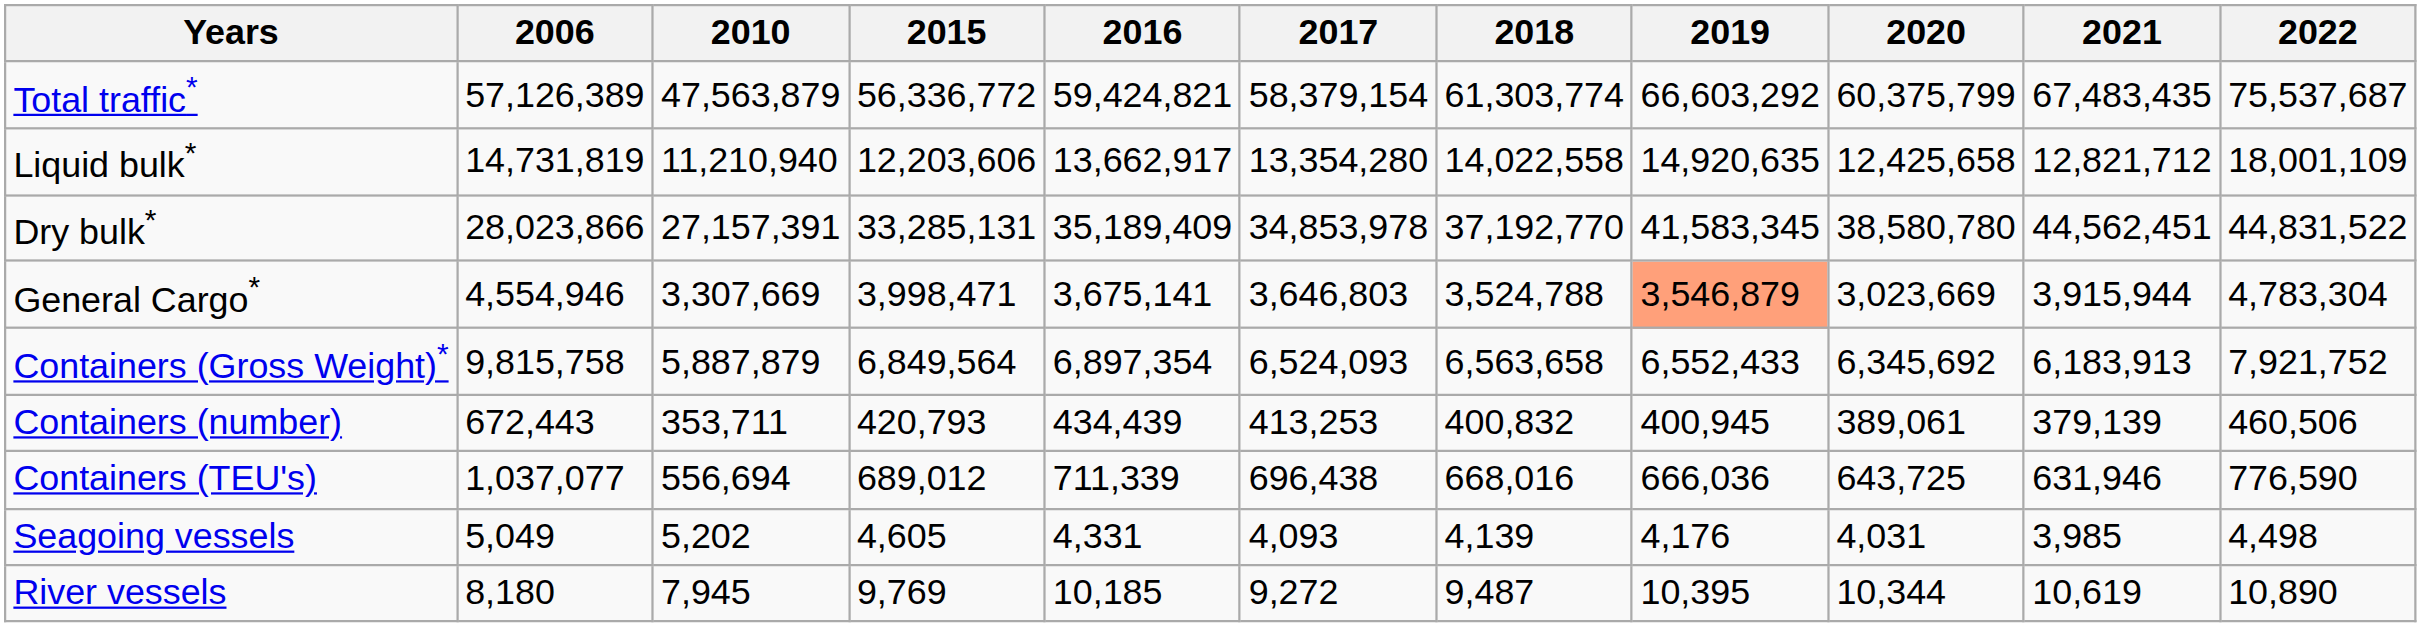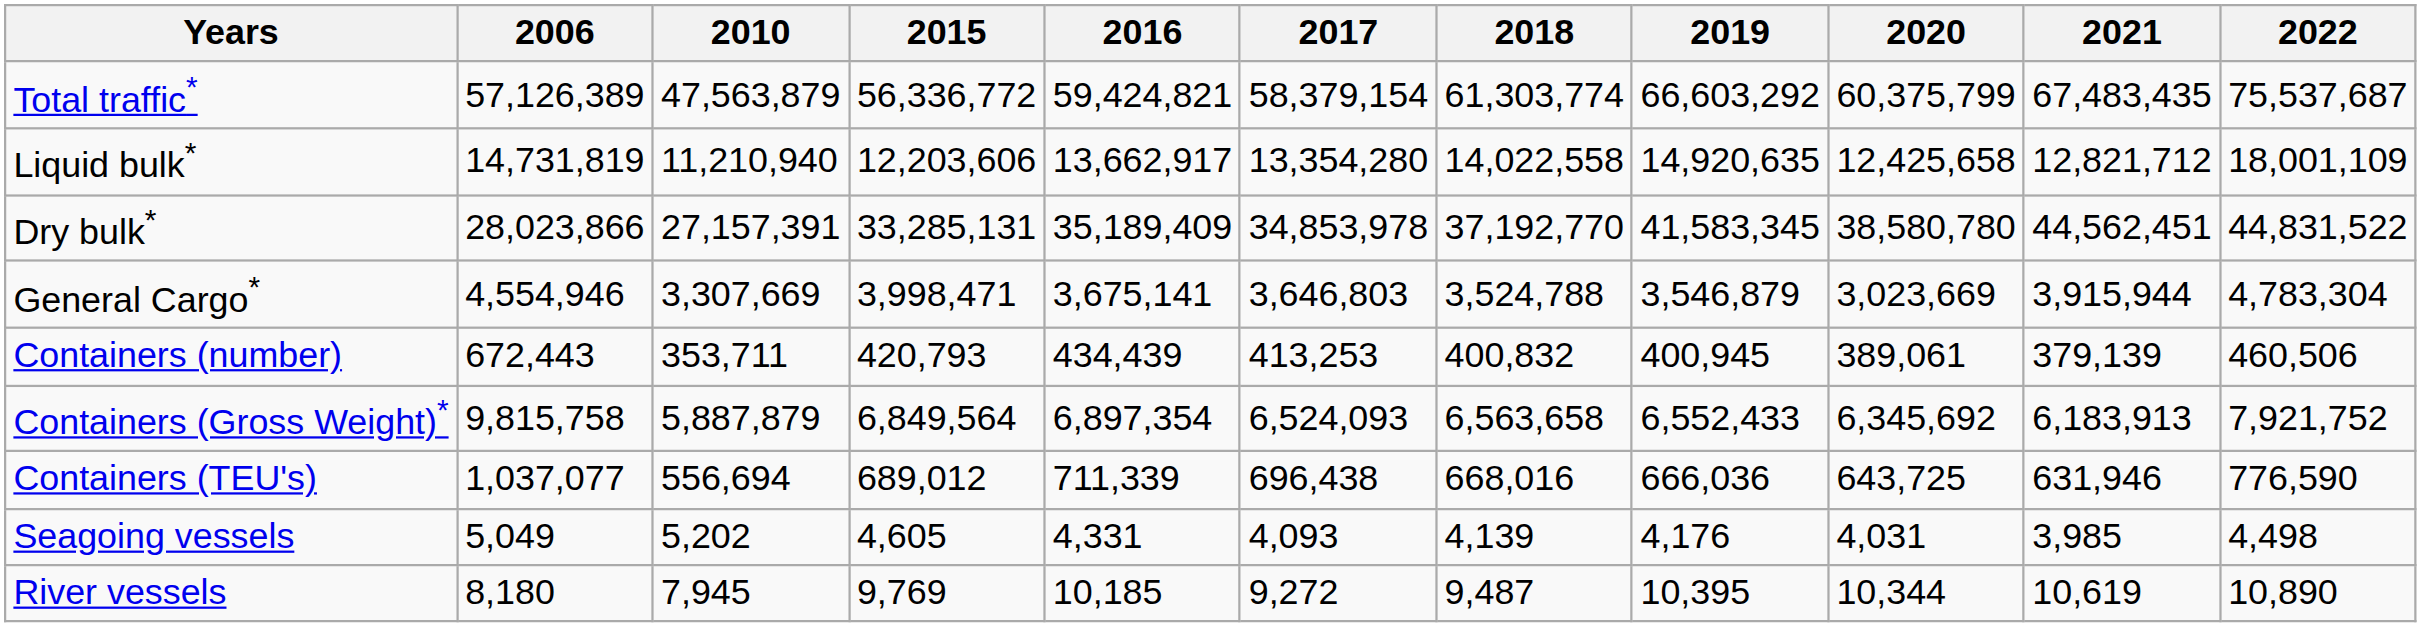(1720, 294) lightsalmon background -> (1720, 294) no background
rows swapped: (231, 360) <-> (178, 422)
